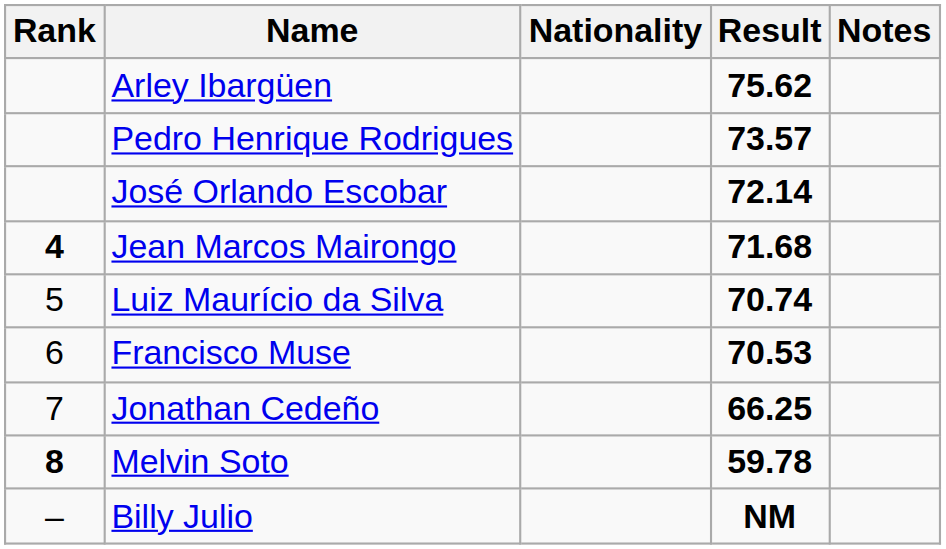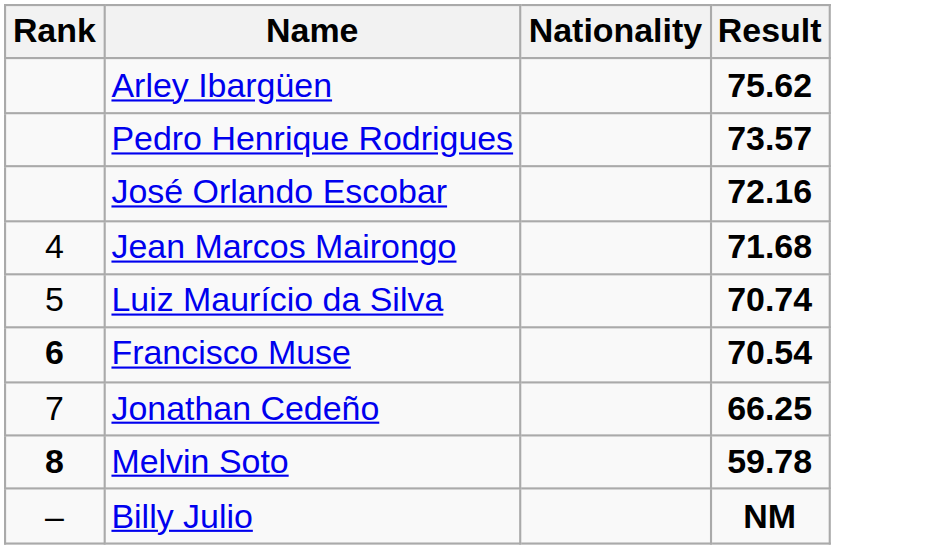- column: (884, 31)
(770, 192) 72.14 -> (770, 192) 72.16
(54, 246) bold -> (54, 246) normal
(54, 354) normal -> (54, 354) bold
(770, 354) 70.53 -> (770, 354) 70.54
